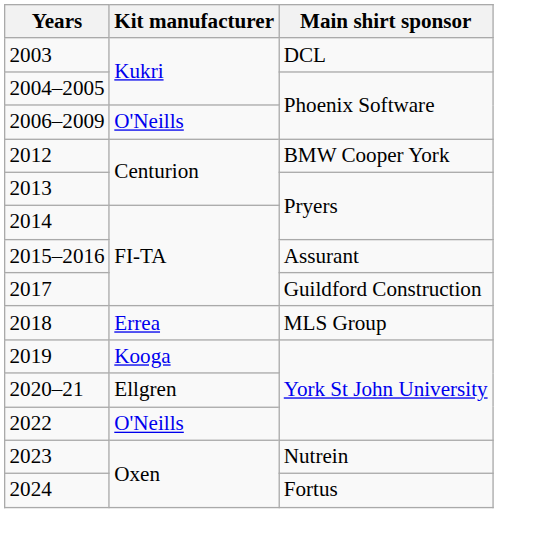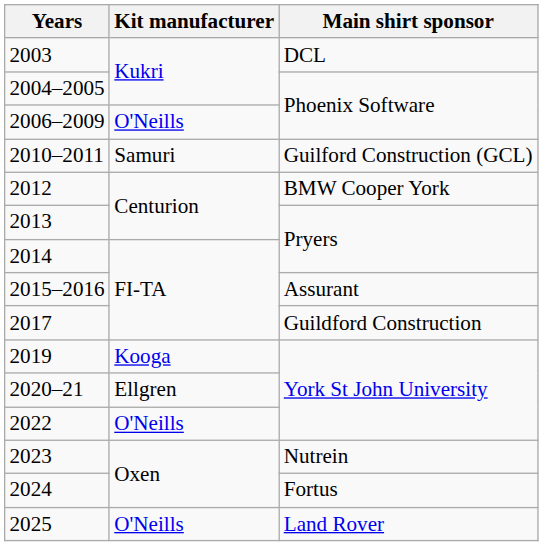+ row: (57, 155)
- row: (31, 322)
+ row: (31, 523)
